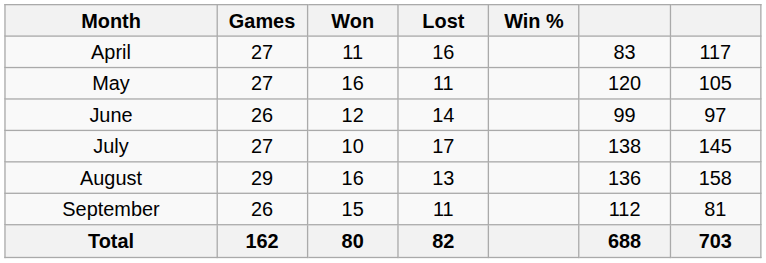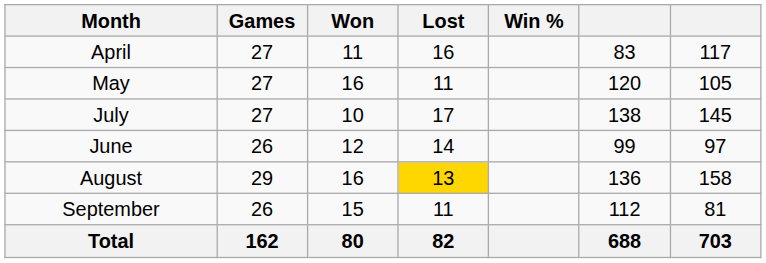rows swapped: (111, 115) <-> (111, 147)
(443, 178) no background -> (443, 178) gold background
